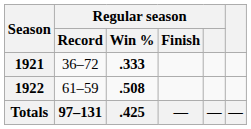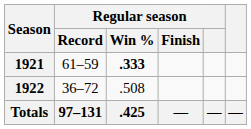(80, 64) 36–72 -> (80, 64) 61–59
(80, 88) 61–59 -> (80, 88) 36–72
(132, 88) bold -> (132, 88) normal
